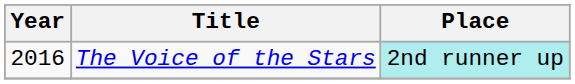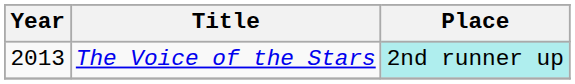(38, 60) 2016 -> (38, 60) 2013
